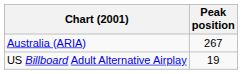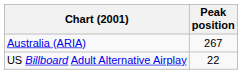(213, 60) 19 -> (213, 60) 22
